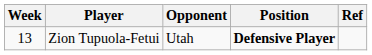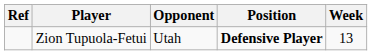columns swapped: (25, 15) <-> (352, 15)
